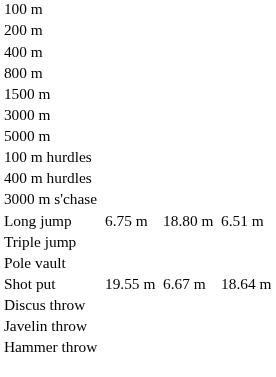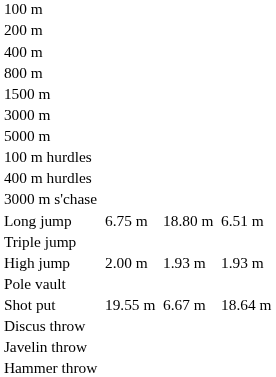+ row: (37, 262)
